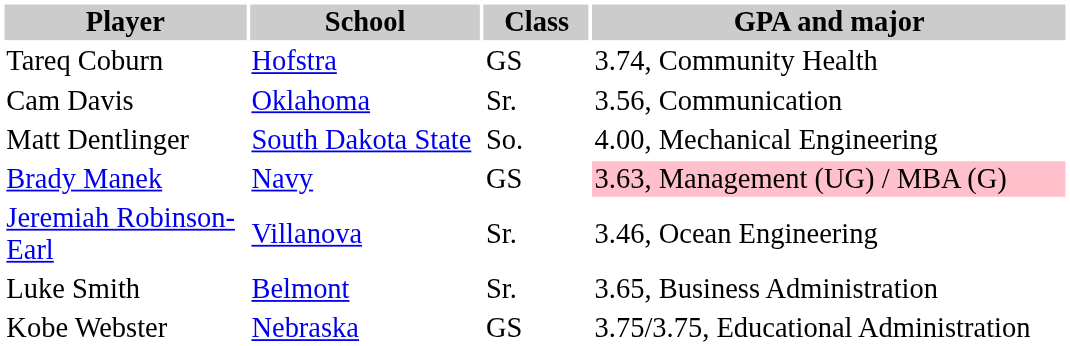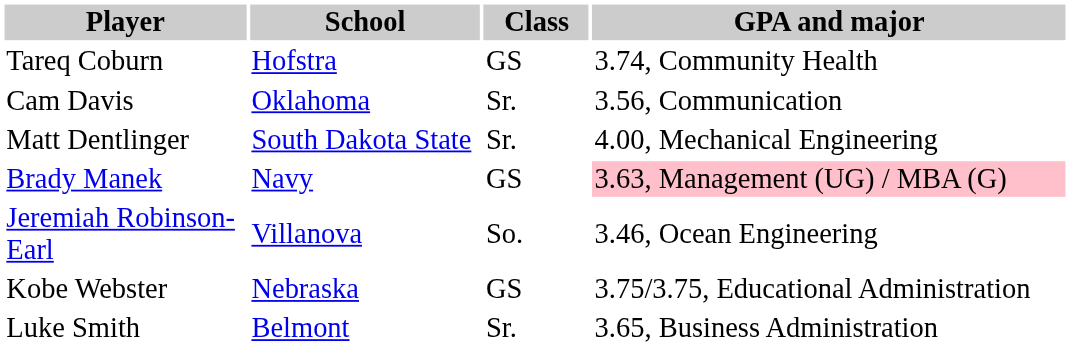(505, 139) So. -> (501, 139) Sr.
(501, 233) Sr. -> (505, 233) So.
rows swapped: (73, 288) <-> (87, 328)
